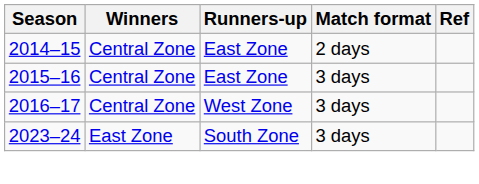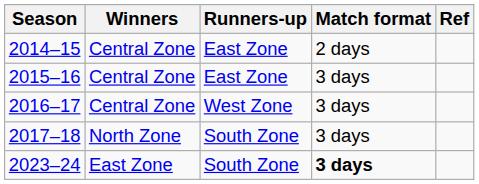+ row: (45, 135)
(343, 135) normal -> (344, 164) bold
